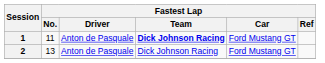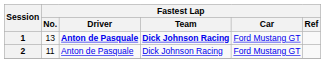(50, 38) 11 -> (50, 38) 13
(97, 38) normal -> (100, 38) bold
(50, 51) 13 -> (50, 51) 11
